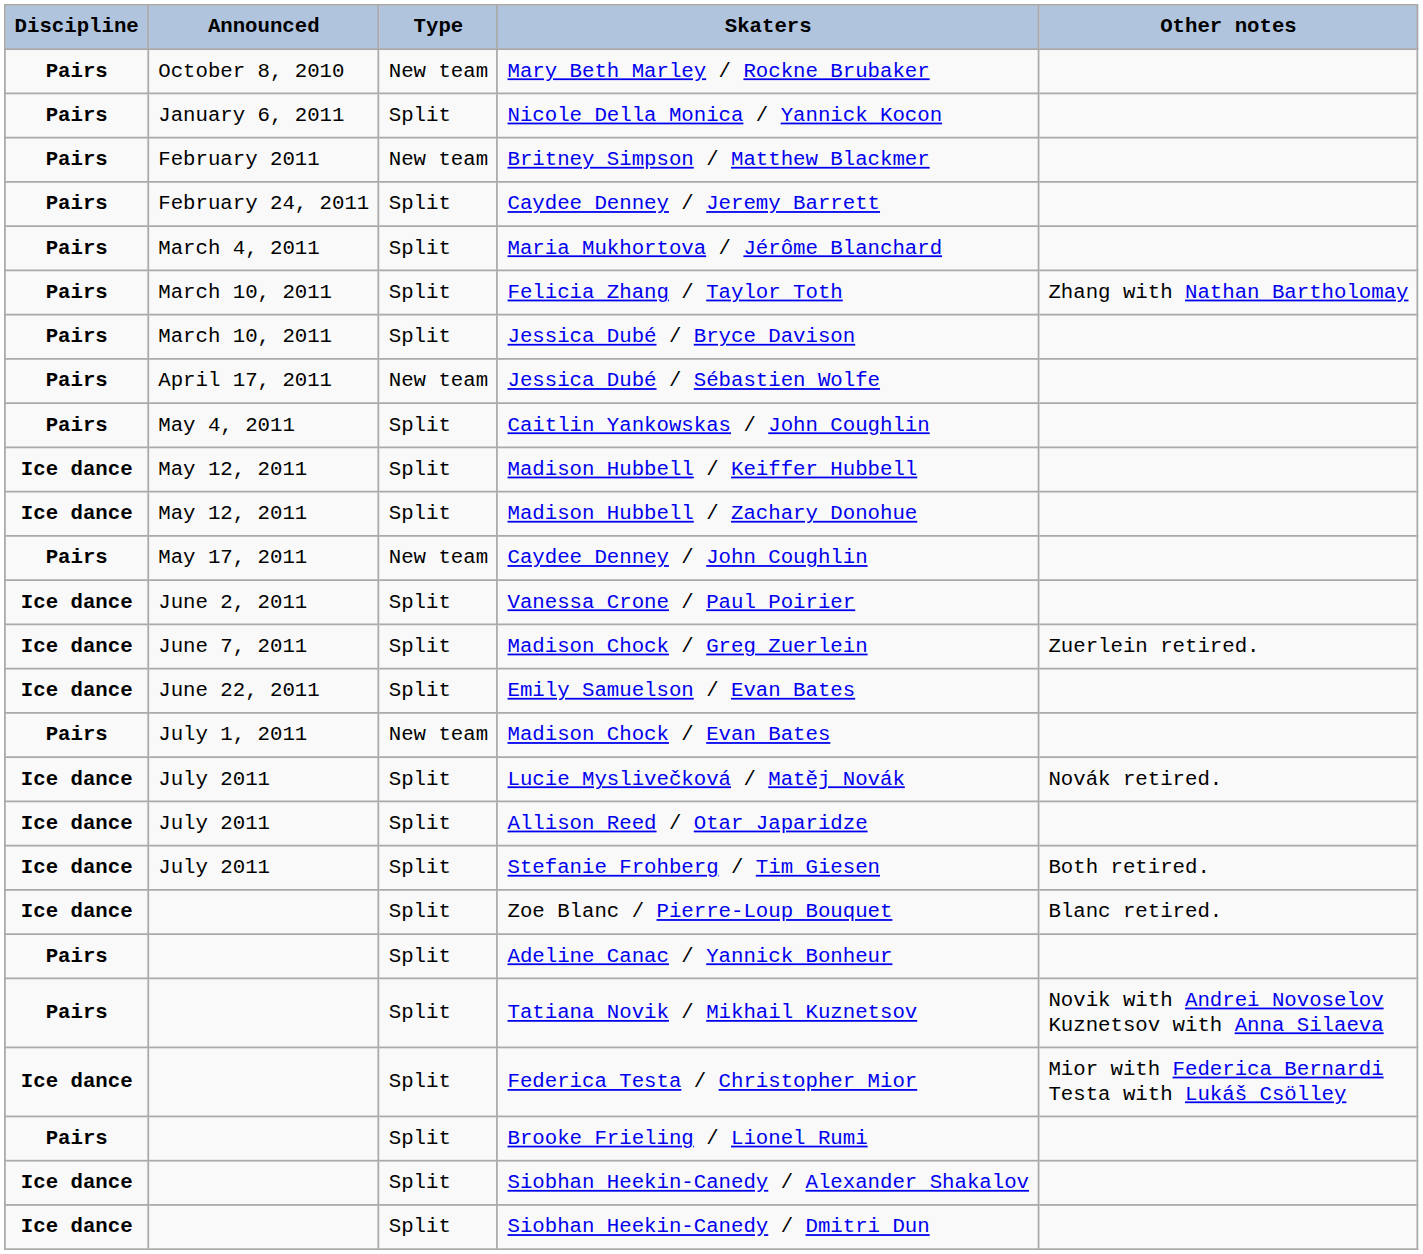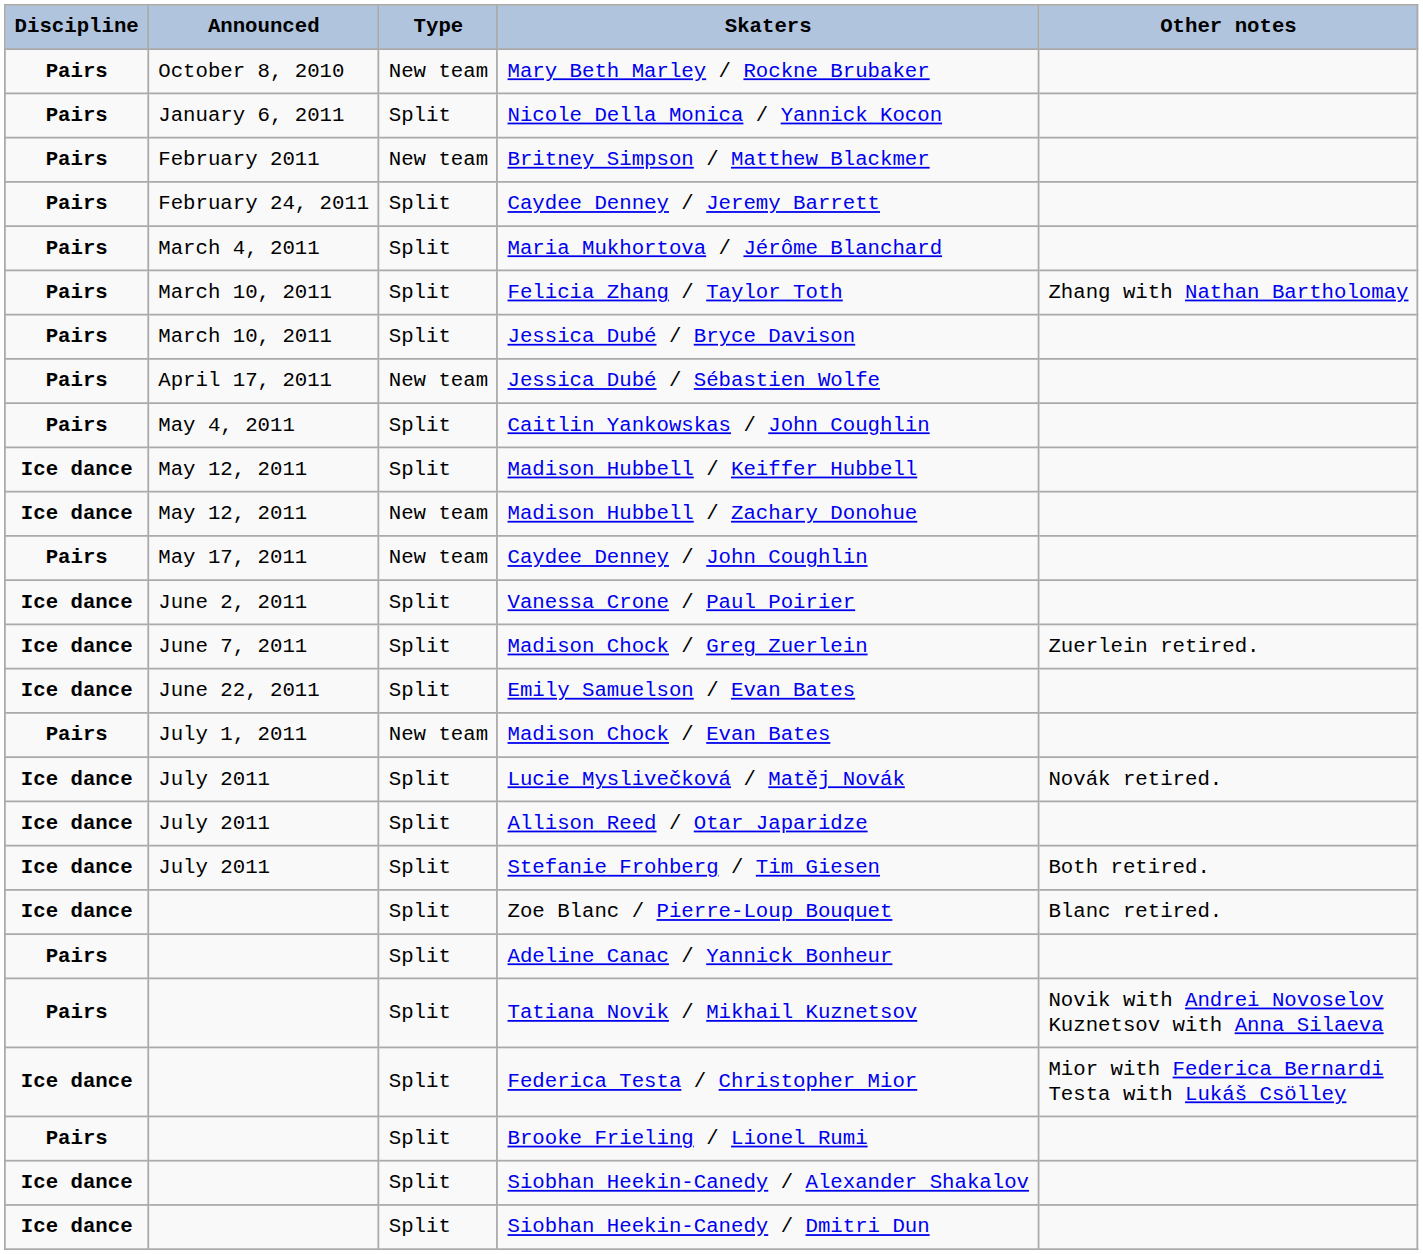(420, 513) Split -> (438, 513) New team
